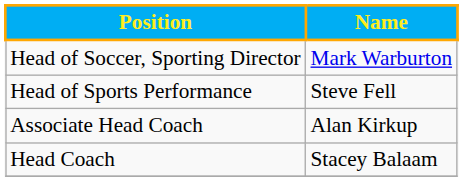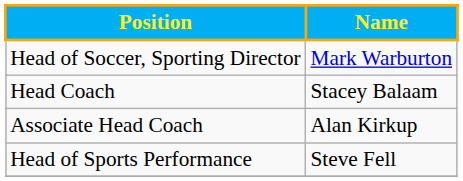rows swapped: (63, 159) <-> (131, 91)
